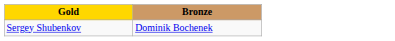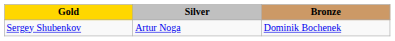+ column: (197, 12)
